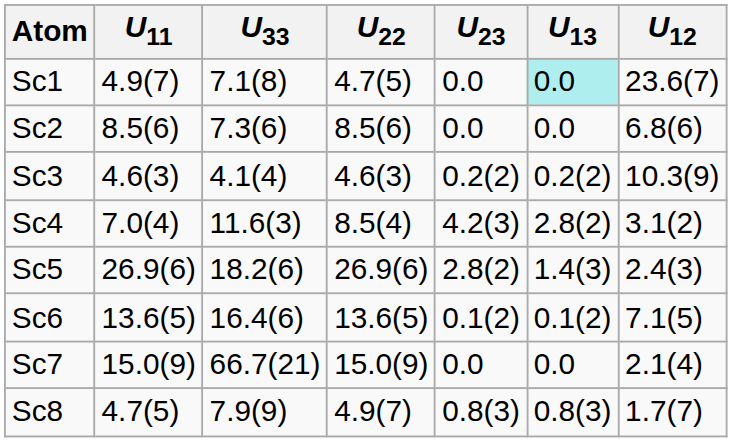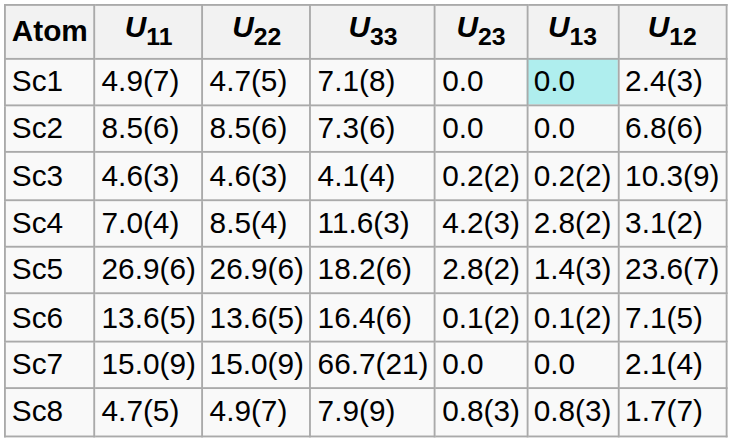columns swapped: (381, 31) <-> (265, 31)
(672, 81) 23.6(7) -> (664, 81) 2.4(3)
(664, 270) 2.4(3) -> (672, 270) 23.6(7)
